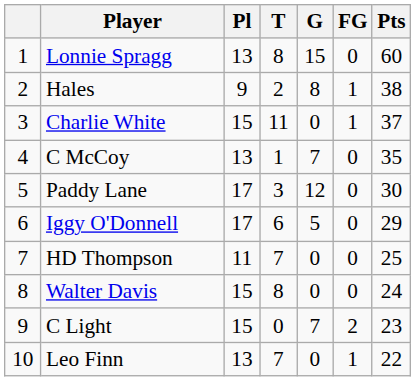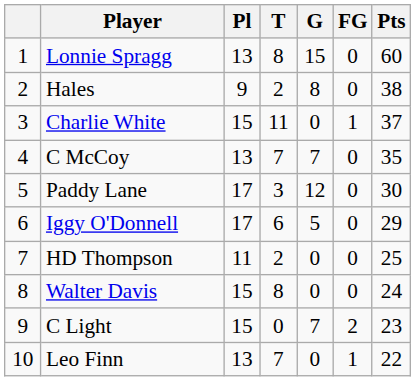(353, 88) 1 -> (353, 88) 0
(278, 156) 1 -> (278, 156) 7
(278, 257) 7 -> (278, 257) 2
